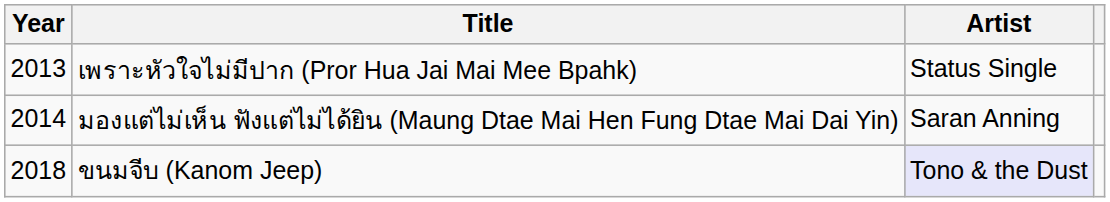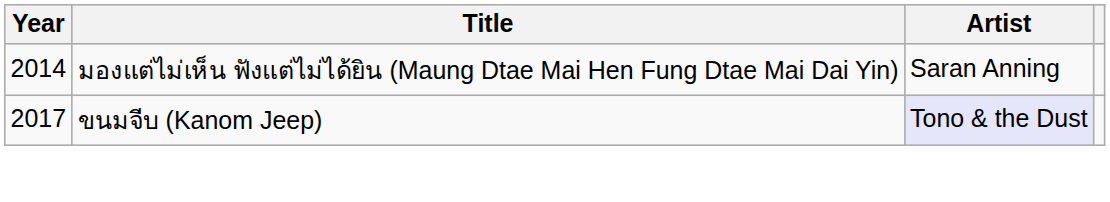- row: (357, 70)
(38, 170) 2018 -> (38, 119) 2017
